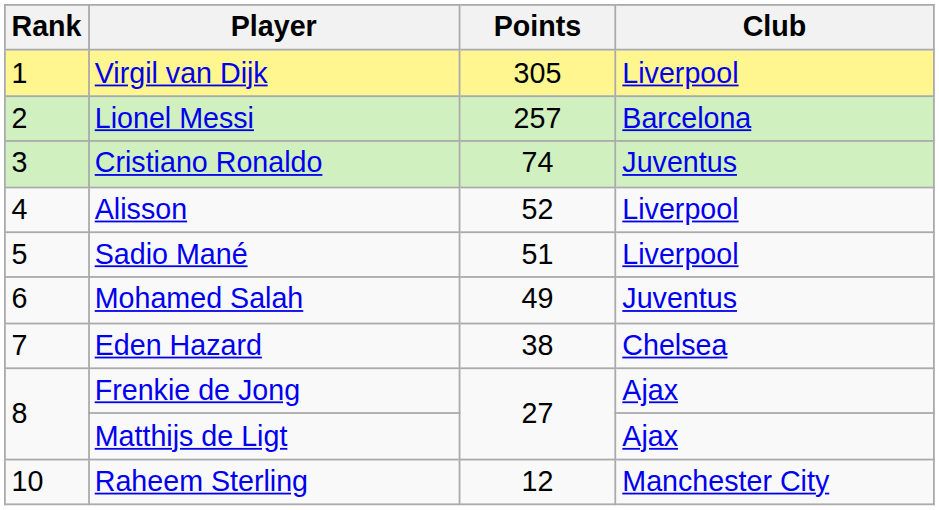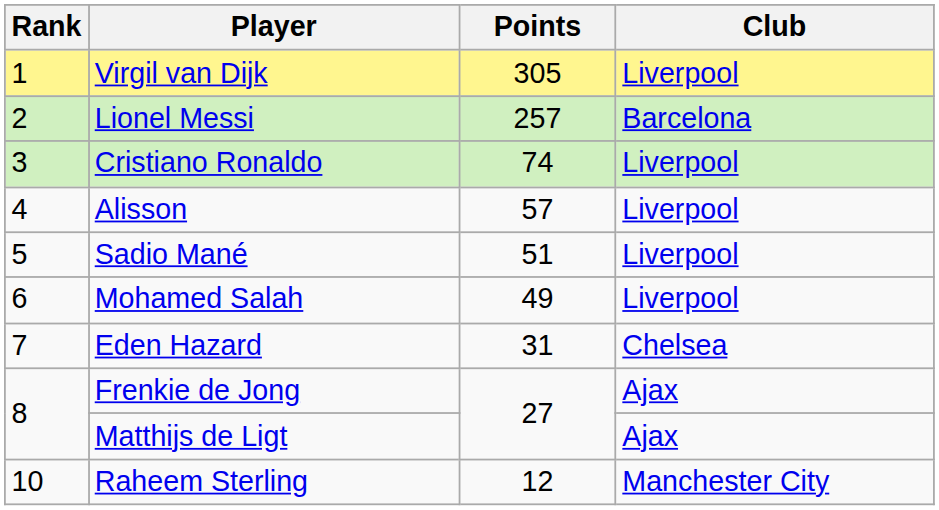(680, 163) Juventus -> (680, 163) Liverpool
(538, 208) 52 -> (538, 208) 57
(680, 299) Juventus -> (680, 299) Liverpool
(538, 345) 38 -> (538, 345) 31
